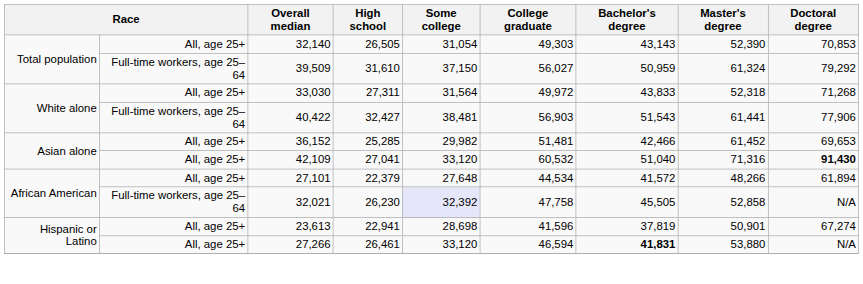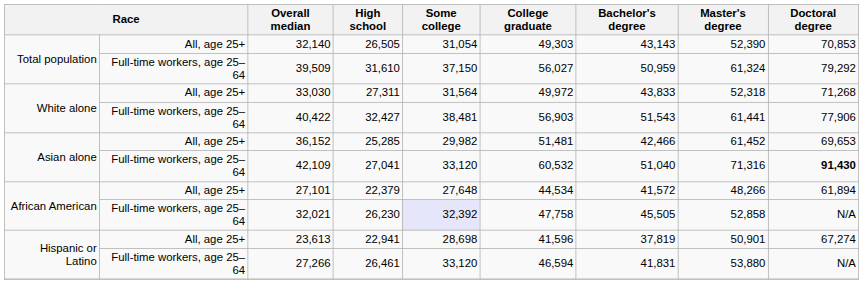(215, 159) All, age 25+ -> (178, 166) Full-time workers, age 25–64
(215, 244) All, age 25+ -> (178, 263) Full-time workers, age 25–64
(658, 244) bold -> (658, 263) normal
